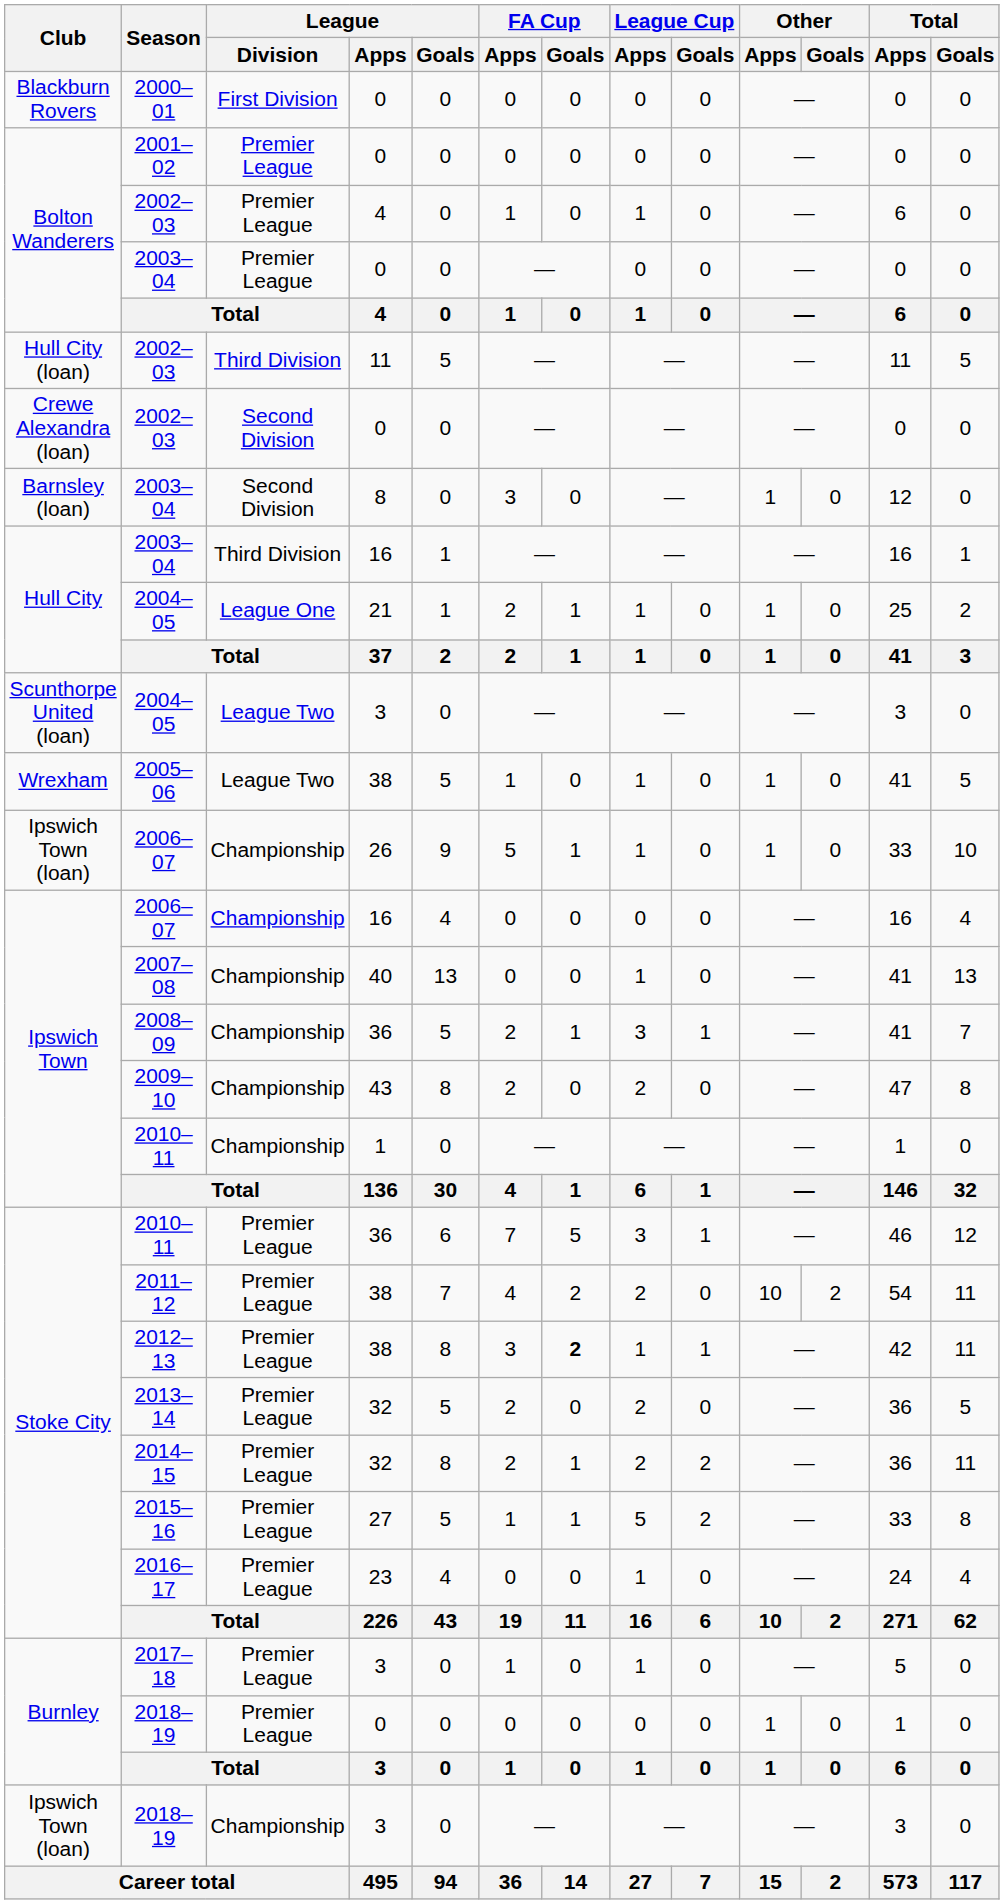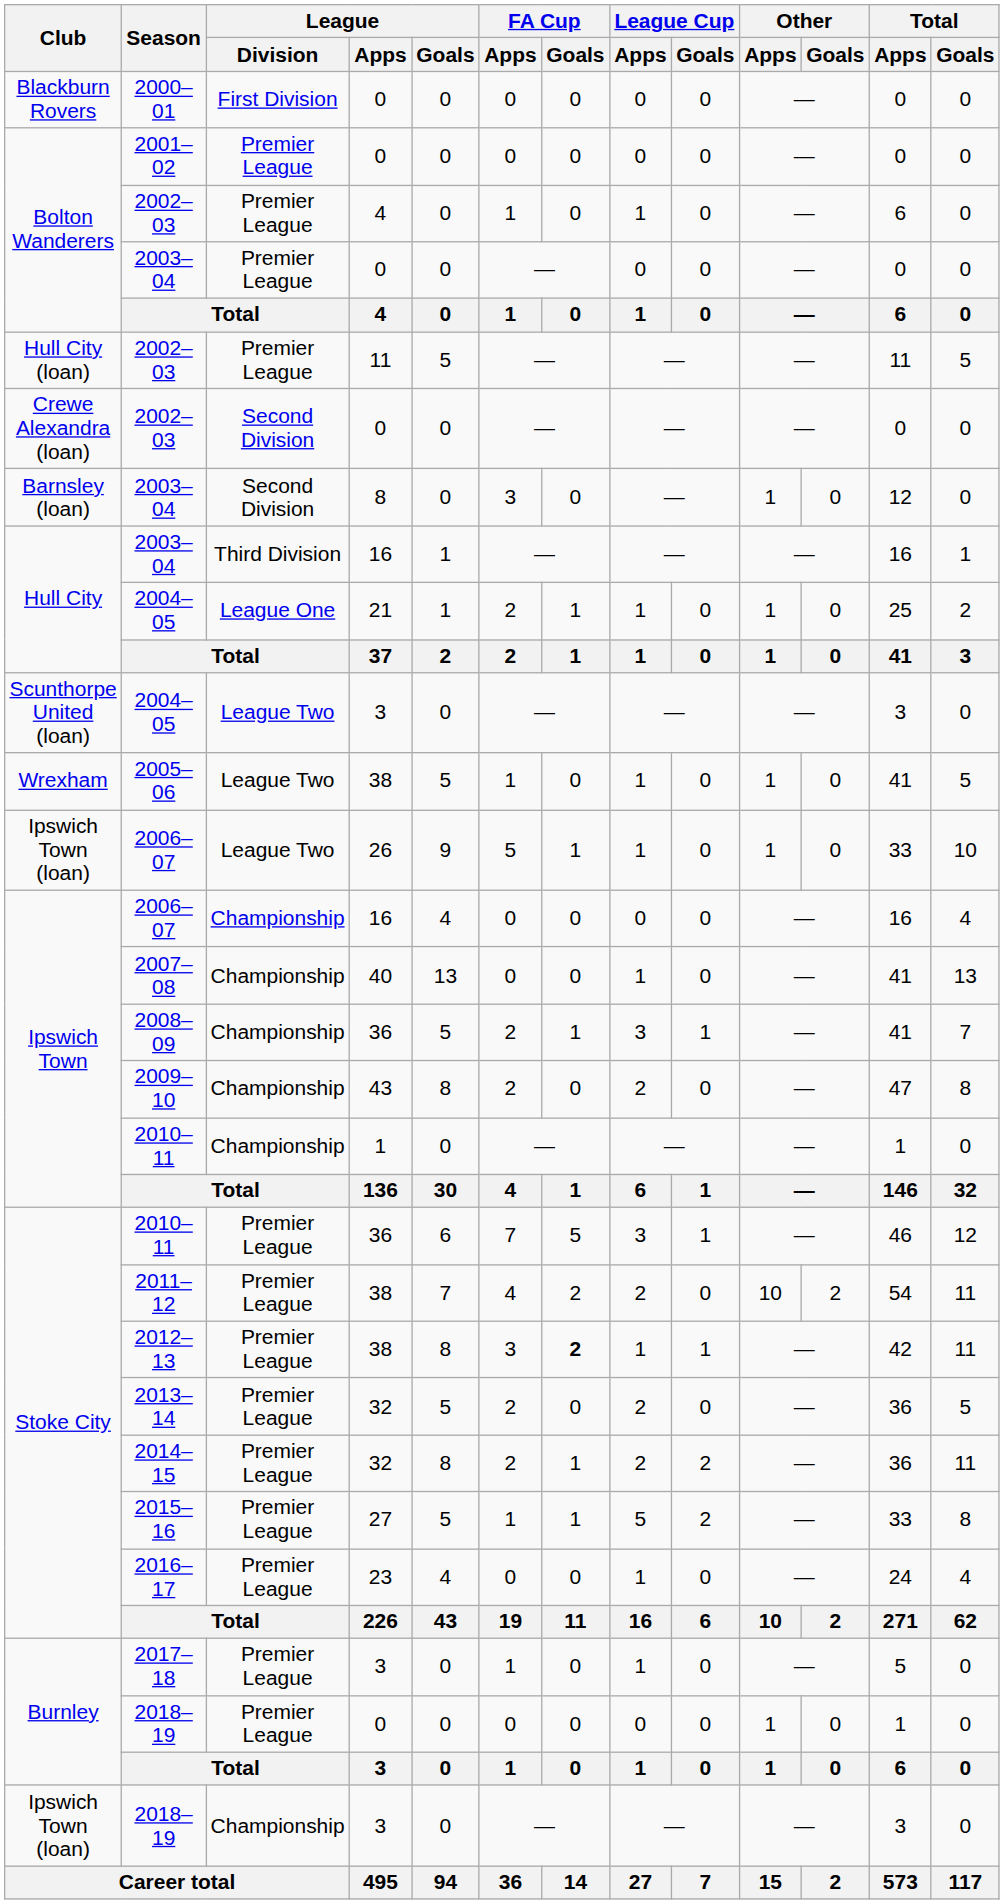(278, 359) Third Division -> (278, 359) Premier League
(278, 849) Championship -> (278, 849) League Two
